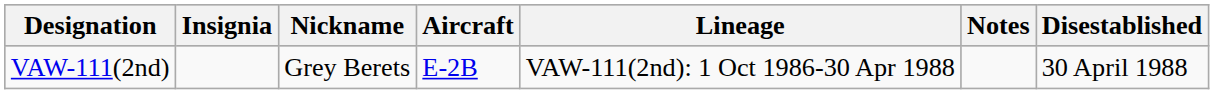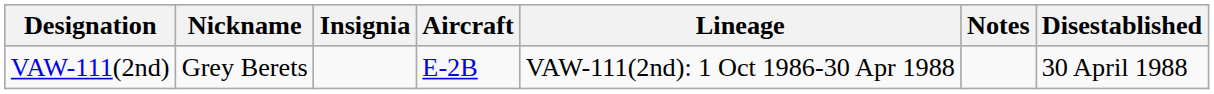columns swapped: (227, 25) <-> (347, 25)
